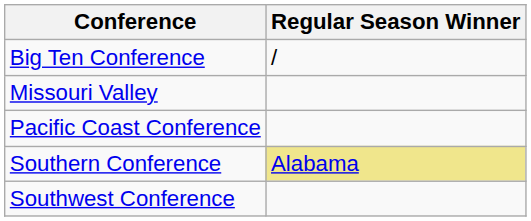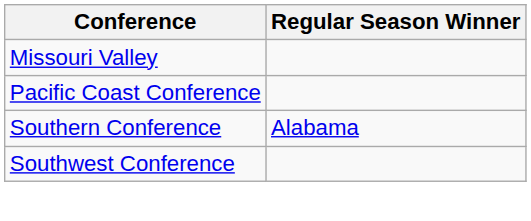- row: (107, 57)
(315, 163) khaki background -> (315, 127) no background
